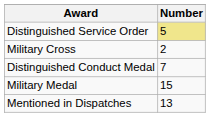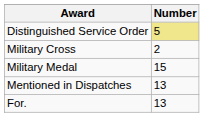- row: (81, 67)
+ row: (17, 103)
